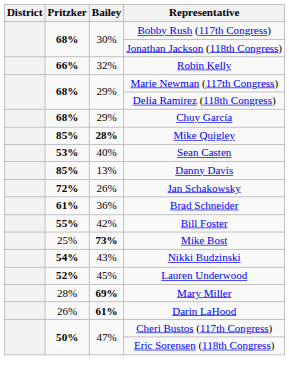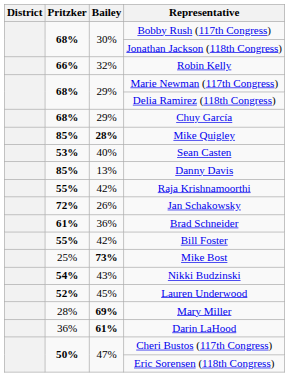+ row: (204, 188)
(67, 310) 26% -> (67, 328) 36%
